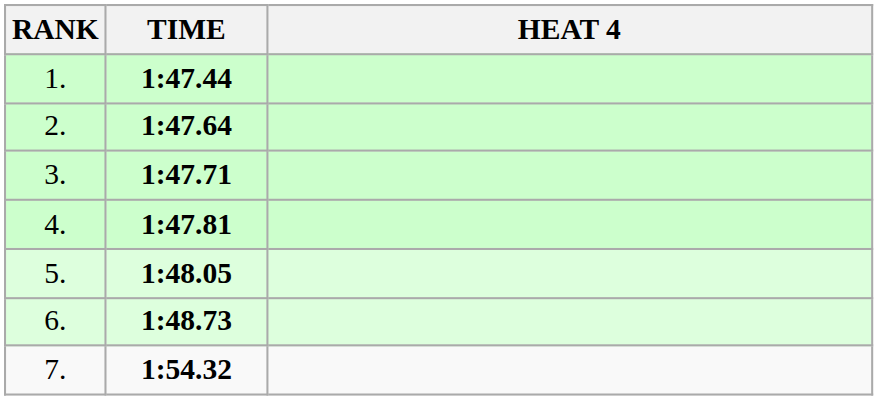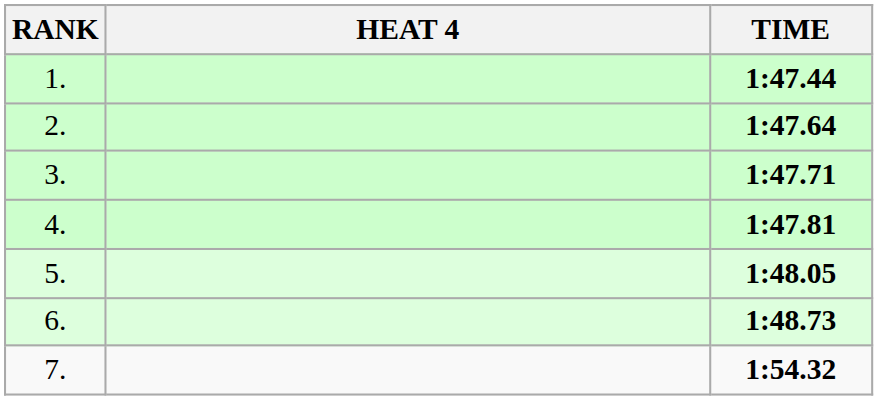columns swapped: (569, 29) <-> (186, 29)
